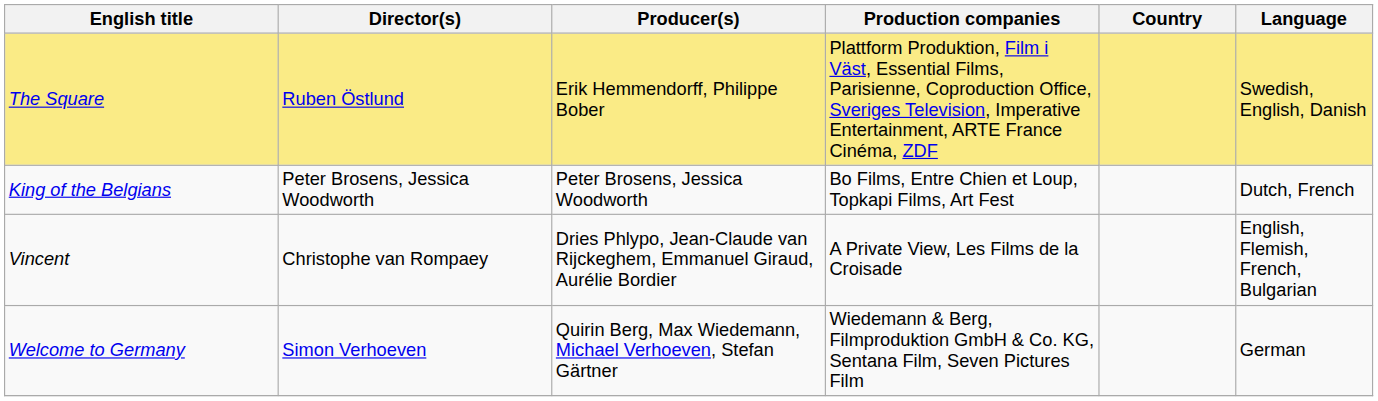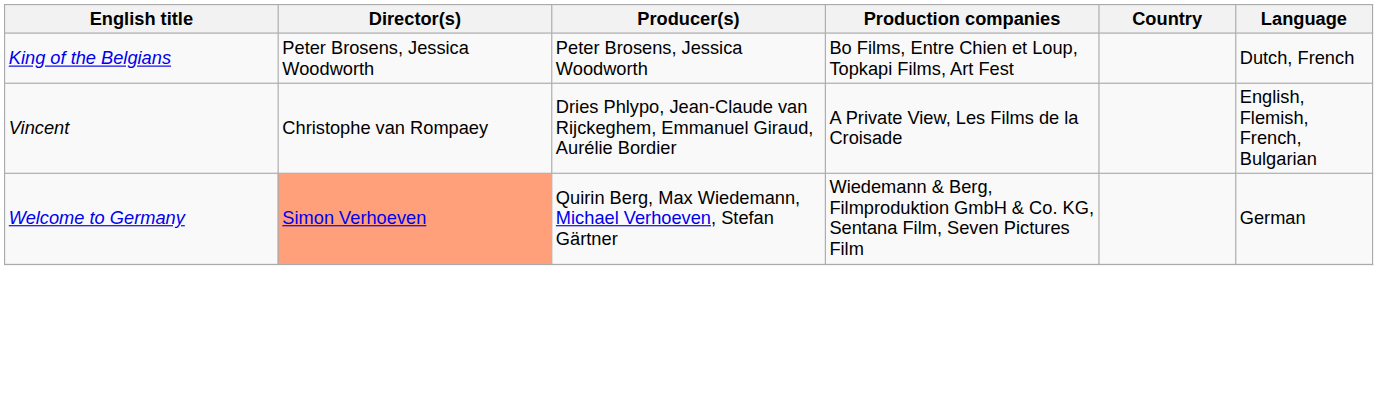- row: (56, 99)
(354, 350) no background -> (354, 218) lightsalmon background
